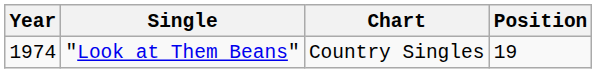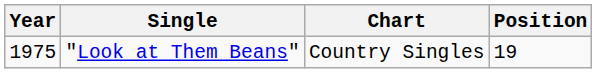(33, 52) 1974 -> (33, 52) 1975
